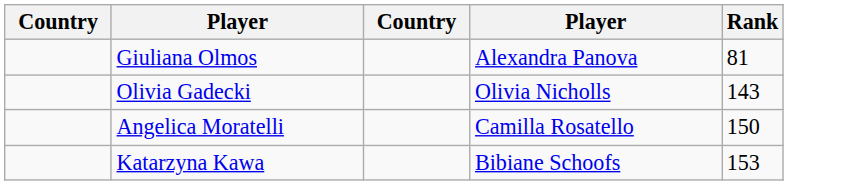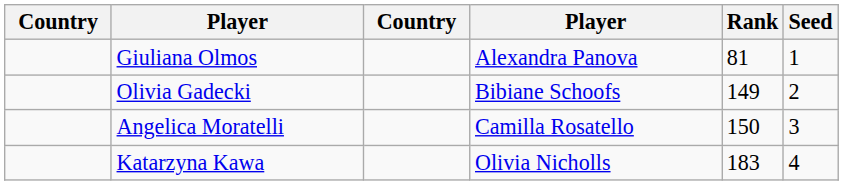+ column: (811, 22)
(543, 92) Olivia Nicholls -> (548, 92) Bibiane Schoofs
(743, 92) 143 -> (743, 92) 149
(548, 162) Bibiane Schoofs -> (543, 162) Olivia Nicholls
(743, 162) 153 -> (743, 162) 183
